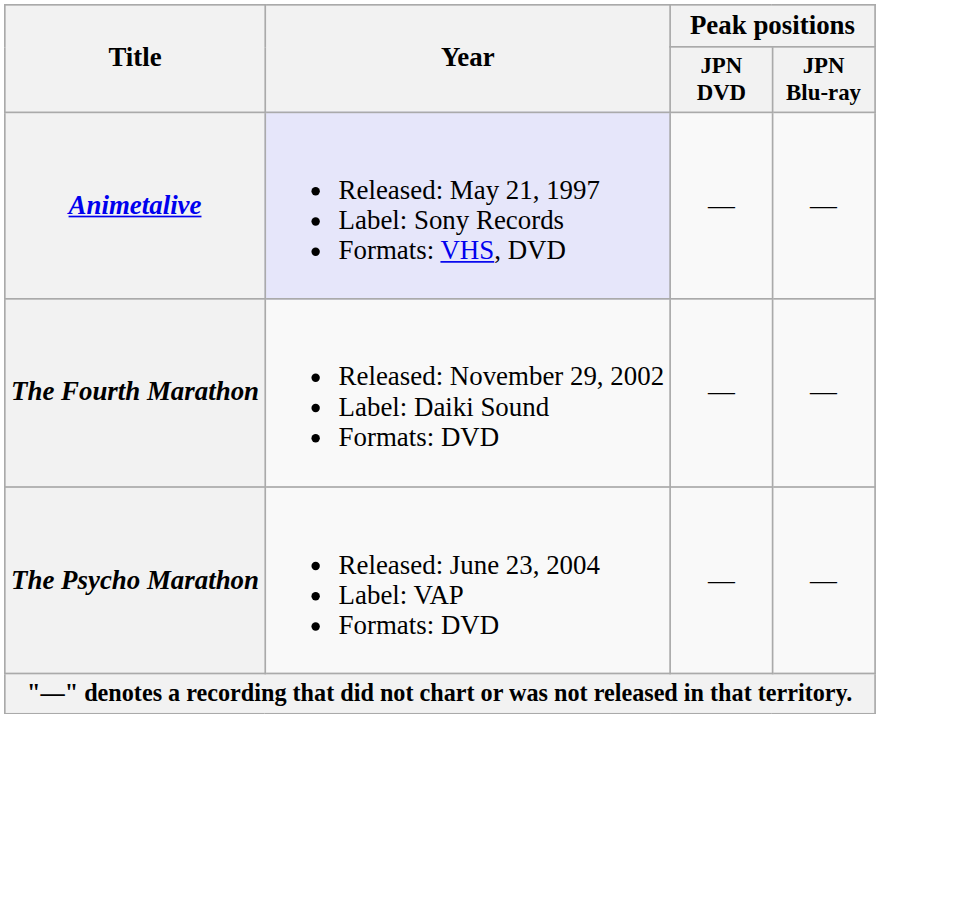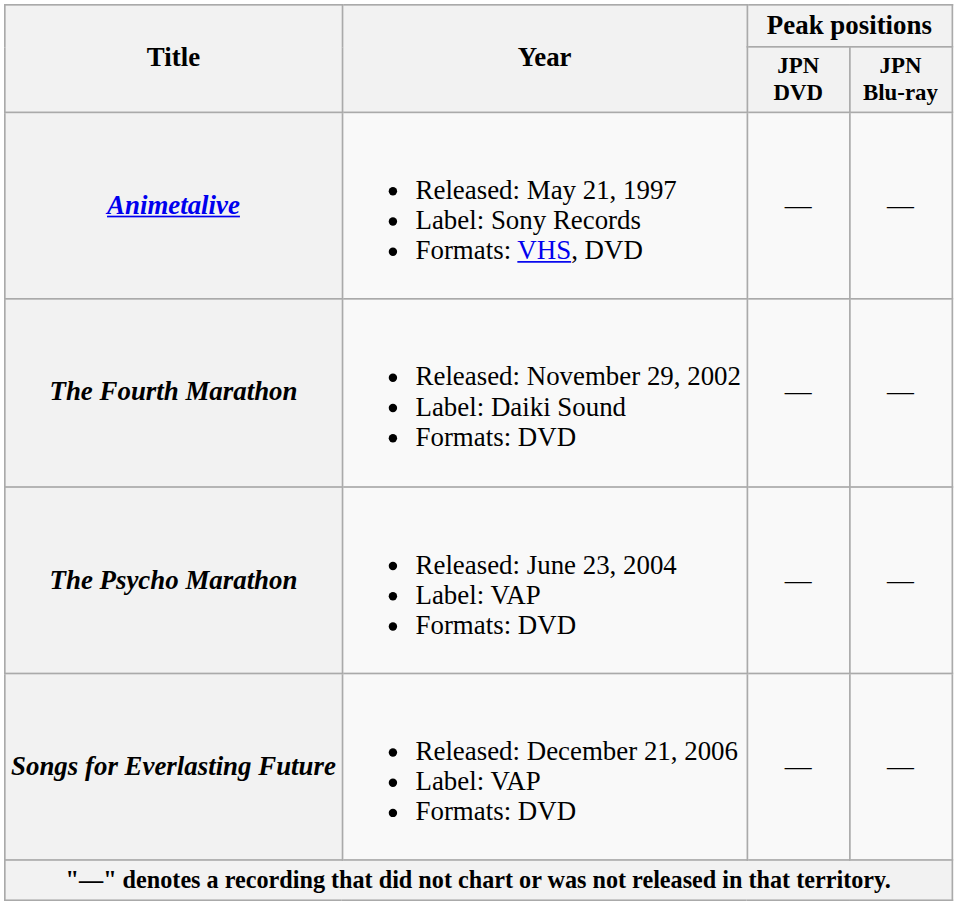(468, 221) lavender background -> (545, 221) no background
+ row: (173, 766)
